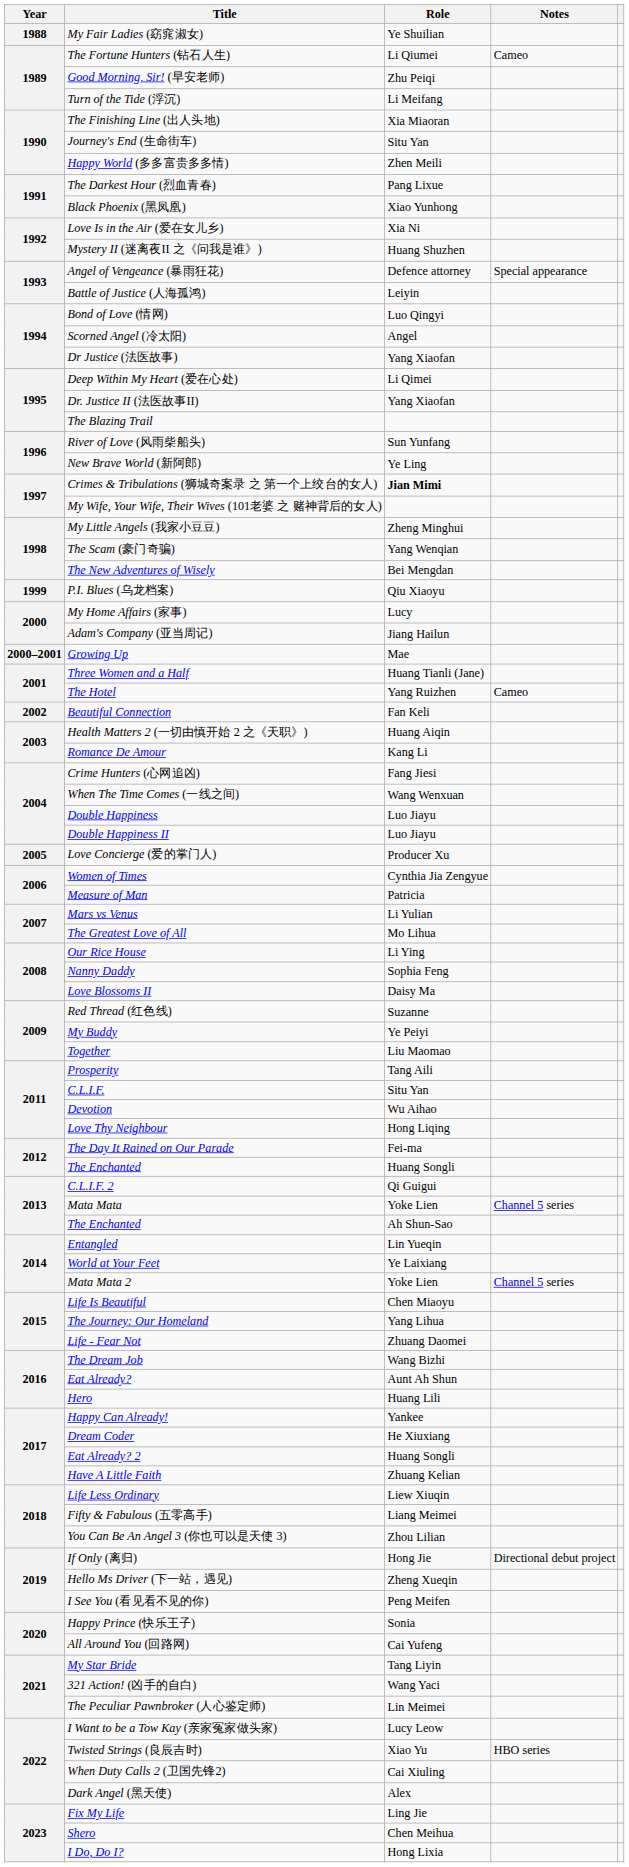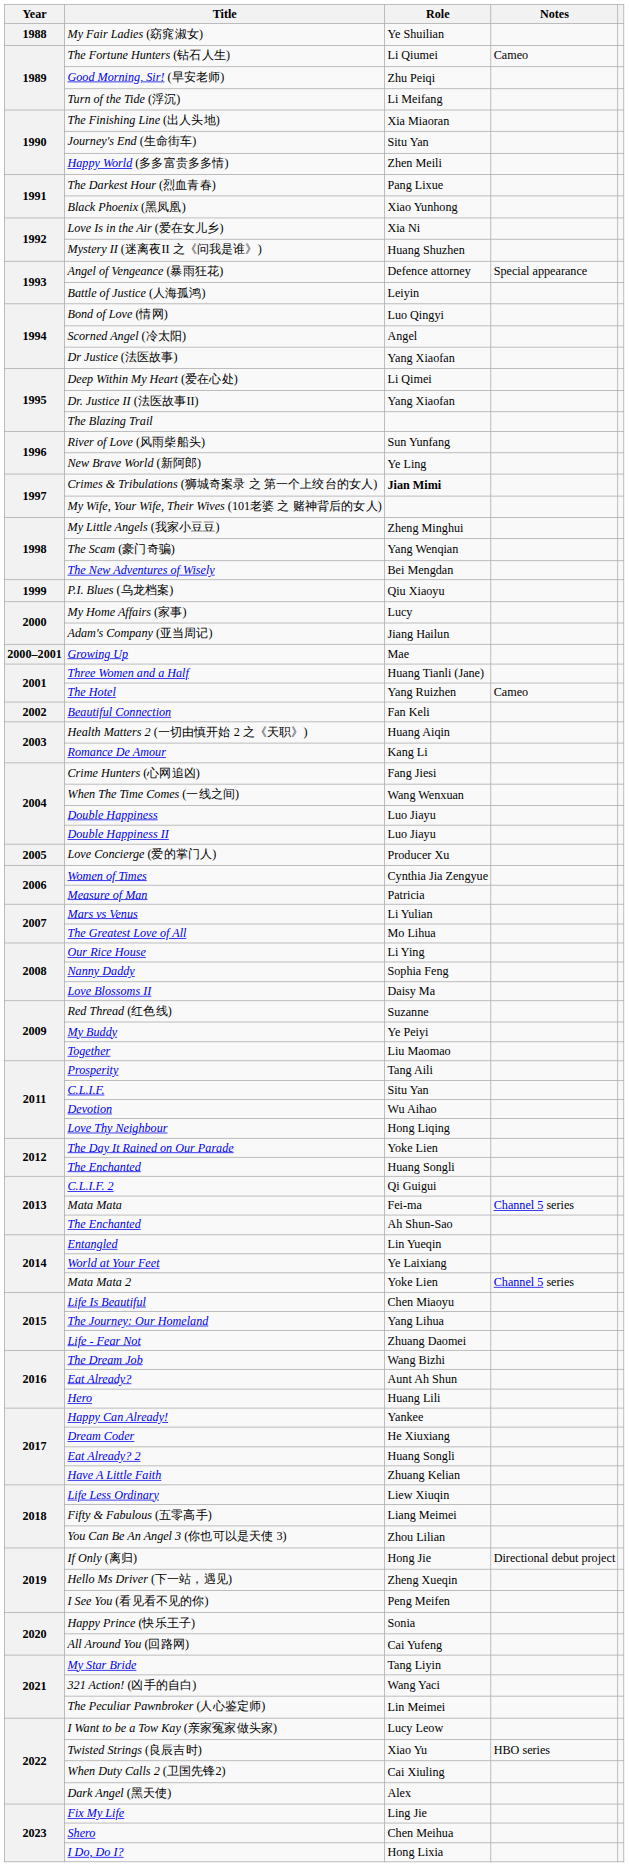(405, 1147) Fei-ma -> (413, 1147) Yoke Lien
(413, 1205) Yoke Lien -> (405, 1205) Fei-ma
